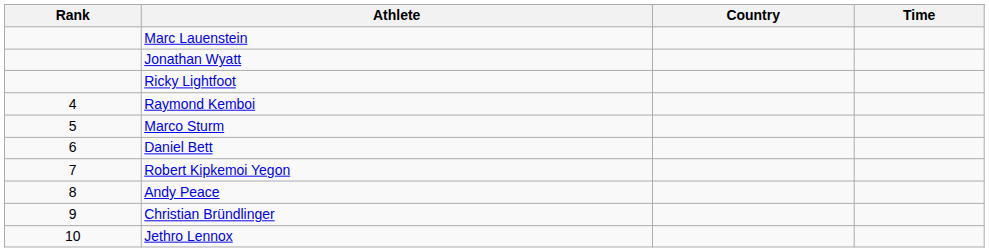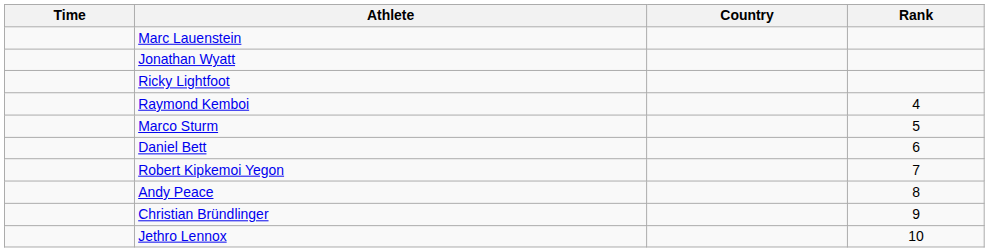columns swapped: (73, 16) <-> (919, 16)
